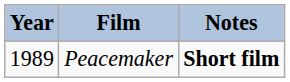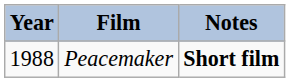(32, 59) 1989 -> (32, 59) 1988
